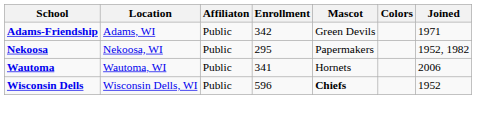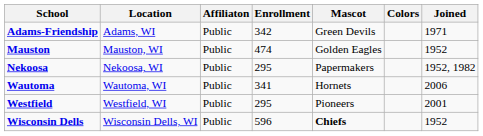+ row: (28, 49)
+ row: (30, 103)
